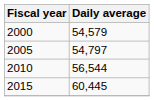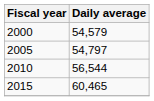(90, 86) 60,445 -> (90, 86) 60,465
